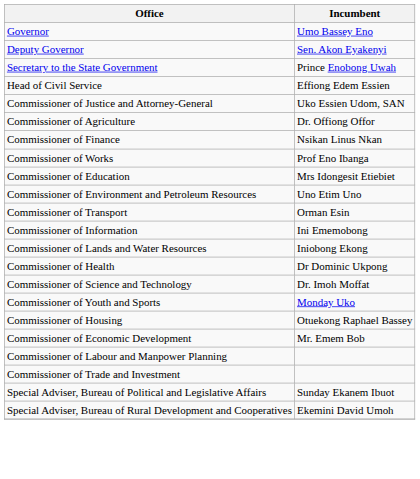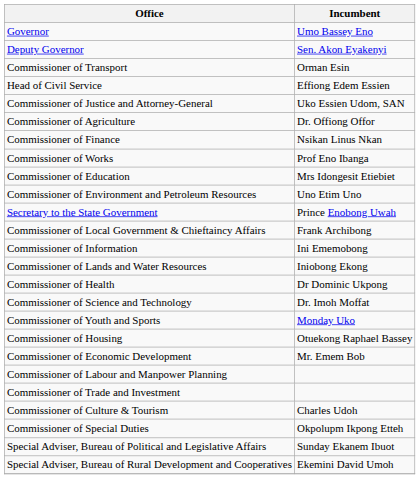rows swapped: (82, 67) <-> (67, 212)
+ row: (136, 230)
+ row: (88, 410)
+ row: (78, 428)
